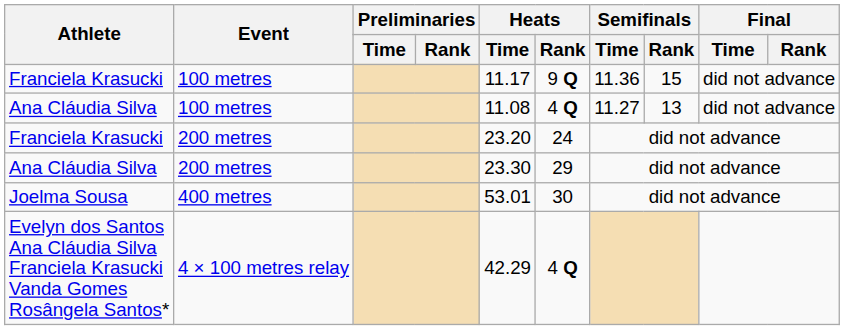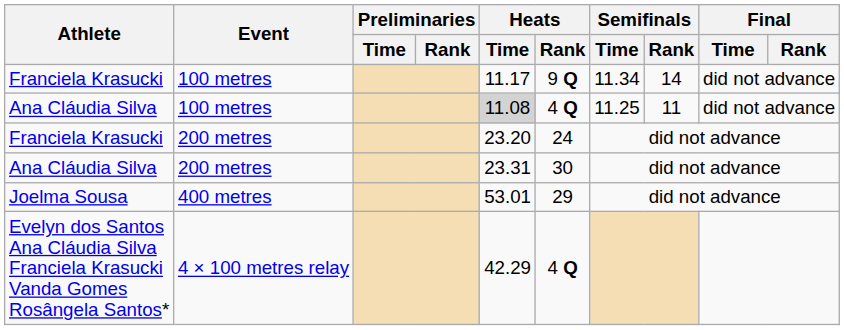(617, 79) 11.36 -> (617, 79) 11.34
(671, 79) 15 -> (671, 79) 14
(508, 109) no background -> (508, 109) lightgrey background
(617, 109) 11.27 -> (617, 109) 11.25
(671, 109) 13 -> (671, 109) 11
(508, 168) 23.30 -> (508, 168) 23.31
(563, 168) 29 -> (563, 168) 30
(563, 197) 30 -> (563, 197) 29
